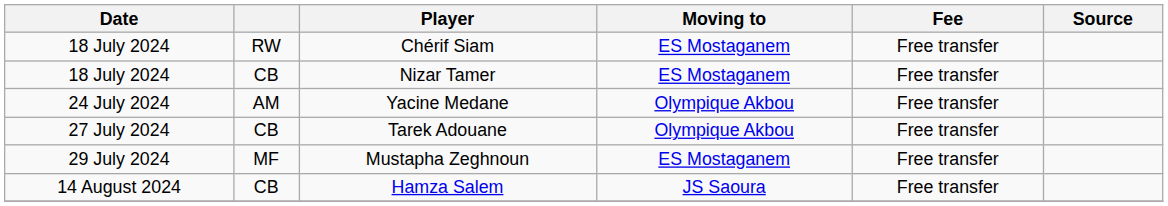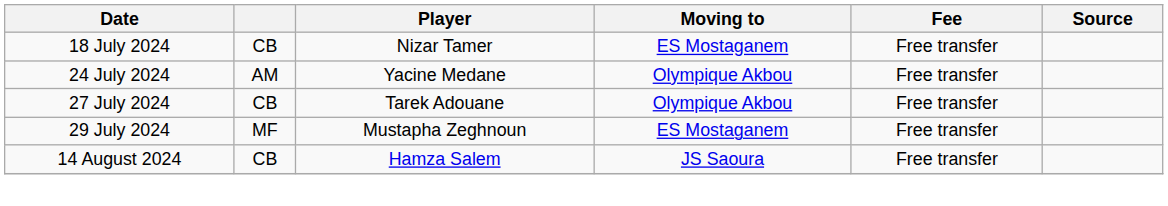- row: (447, 46)
